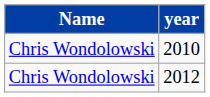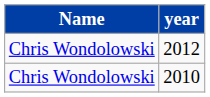rows swapped: (182, 48) <-> (182, 77)
